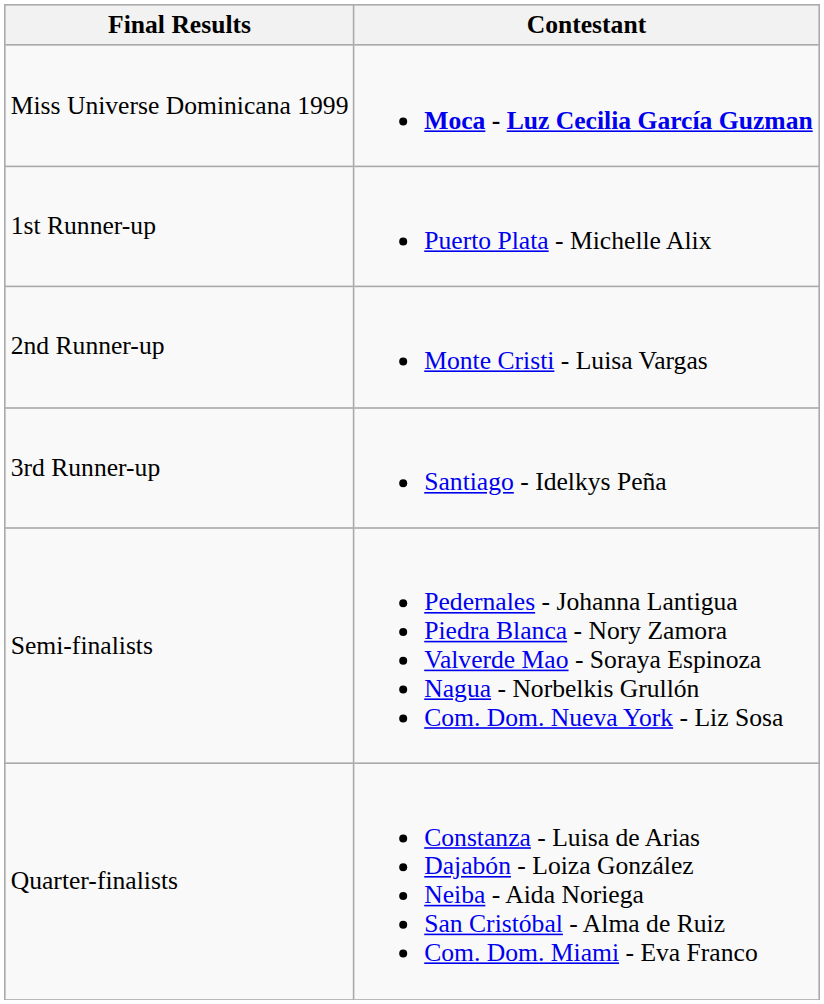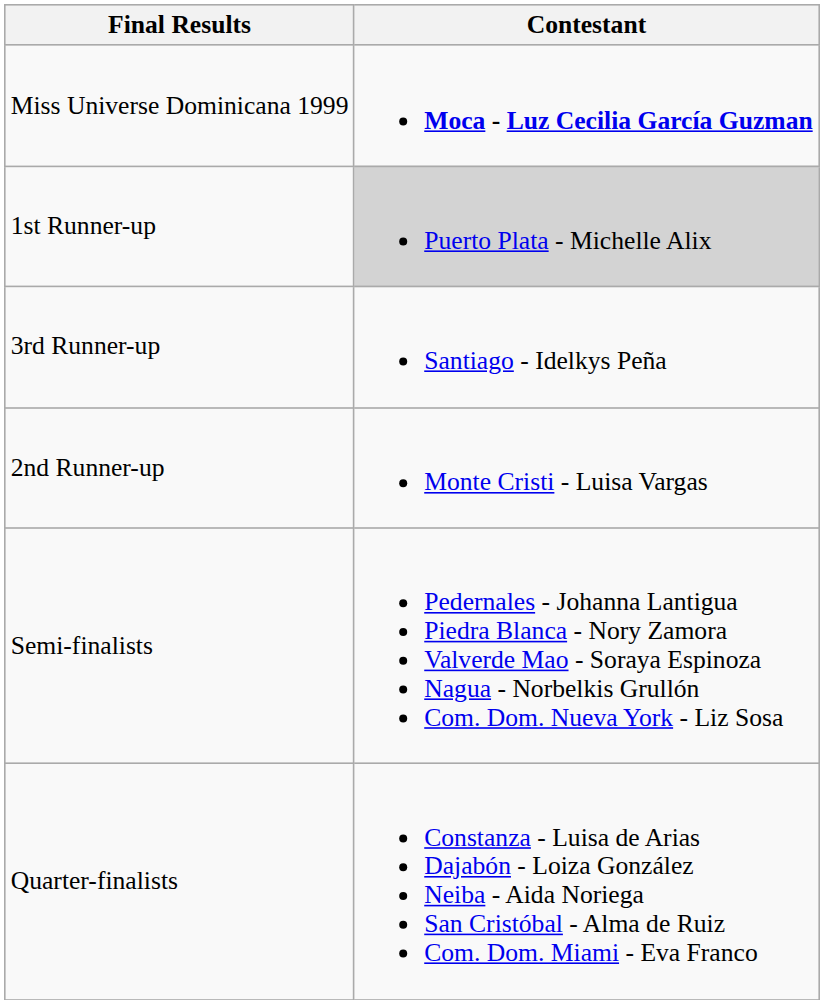(586, 241) no background -> (586, 241) lightgrey background
rows swapped: (88, 346) <-> (85, 467)
